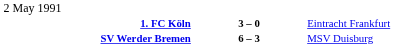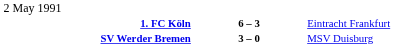(249, 24) 3 – 0 -> (249, 24) 6 – 3
(249, 38) 6 – 3 -> (249, 38) 3 – 0
